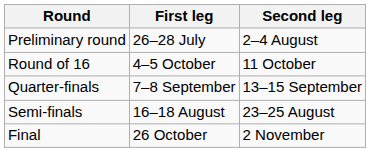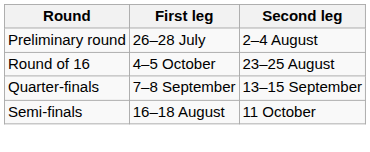(279, 64) 11 October -> (289, 64) 23–25 August
(289, 111) 23–25 August -> (279, 111) 11 October
- row: (24, 135)
